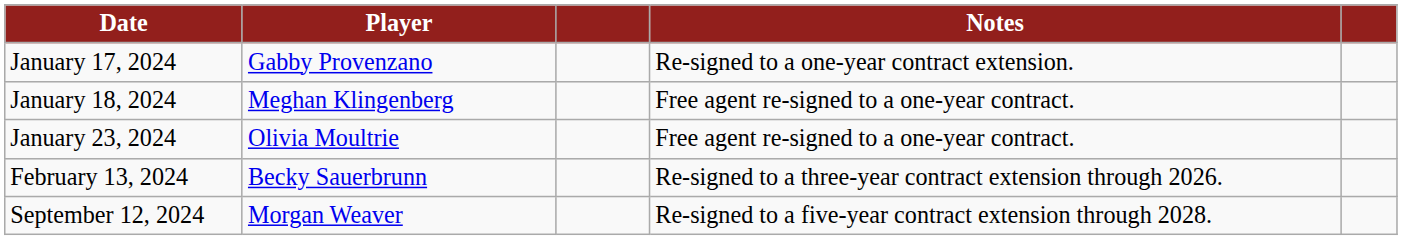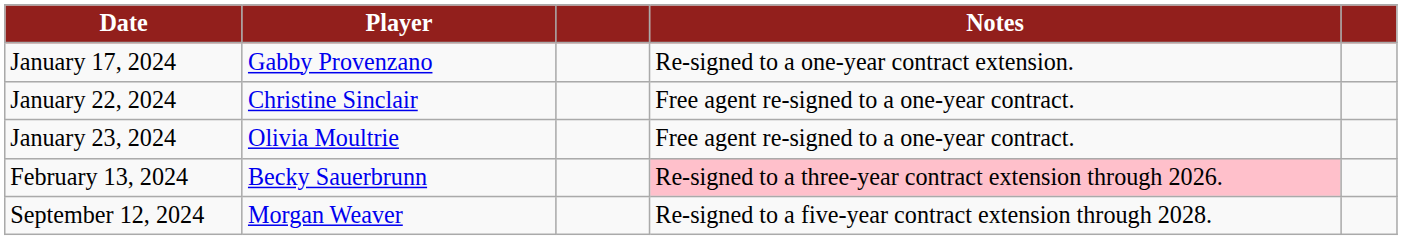- row: (93, 100)
+ row: (93, 100)
(939, 176) no background -> (939, 176) pink background
